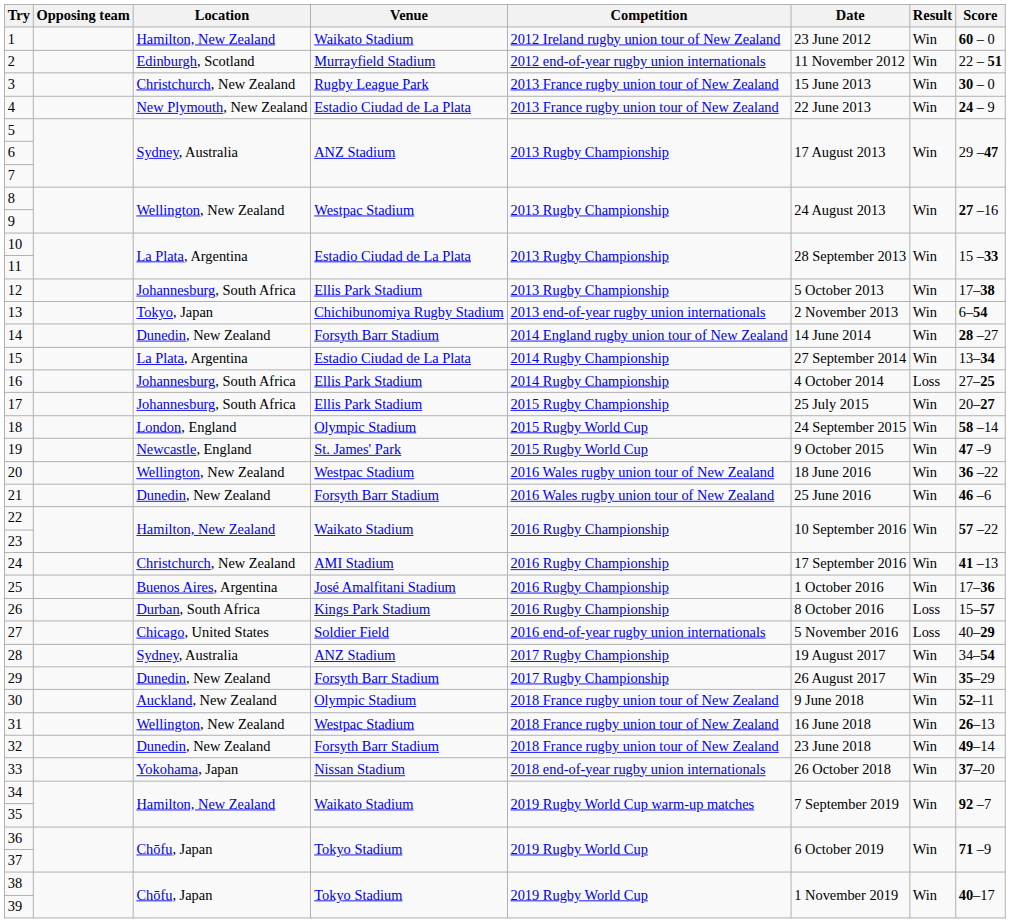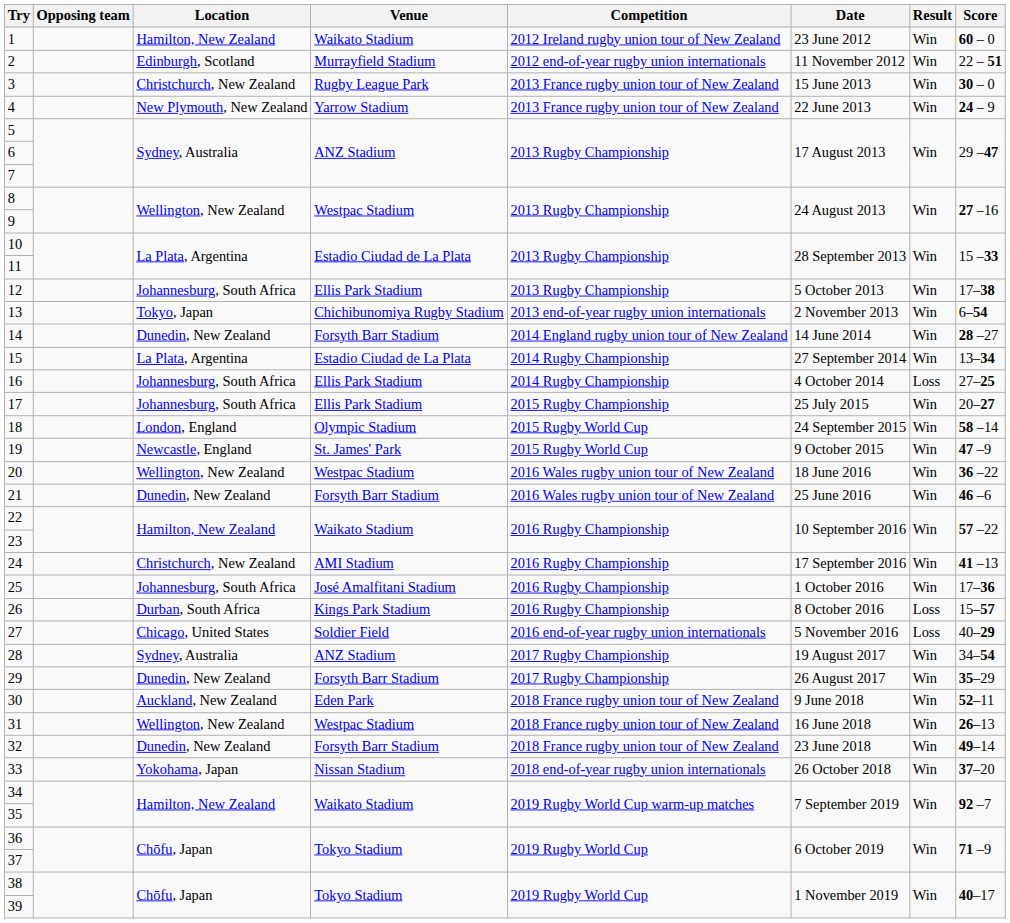(393, 107) Estadio Ciudad de La Plata -> (361, 107) Yarrow Stadium
(207, 586) Buenos Aires, Argentina -> (216, 586) Johannesburg, South Africa
(365, 701) Olympic Stadium -> (344, 701) Eden Park
